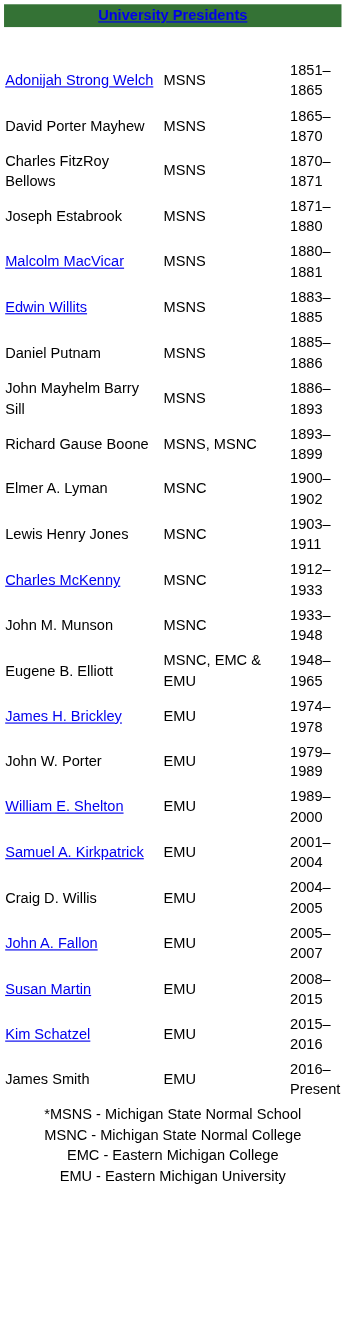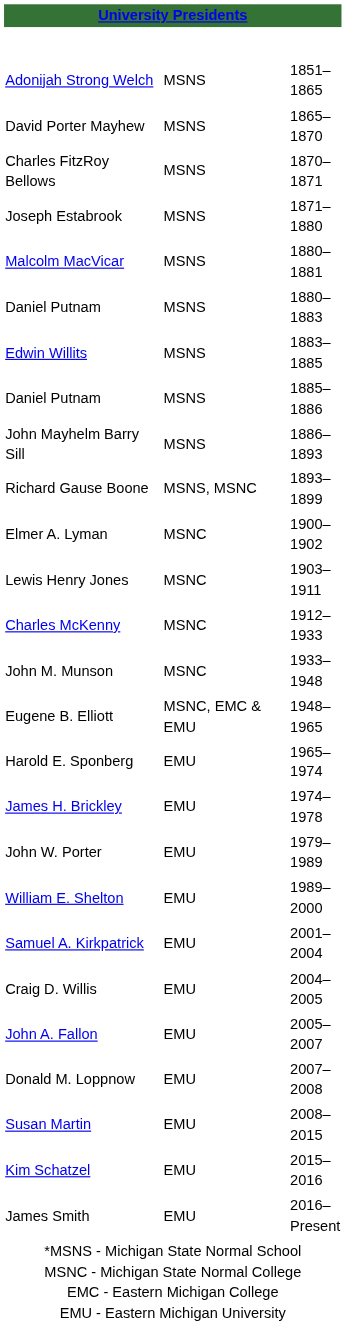+ row: (53, 307)
+ row: (69, 761)
+ row: (70, 1079)
